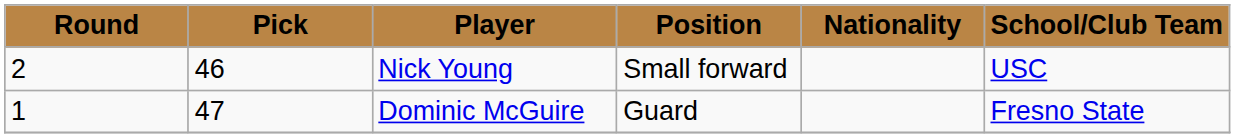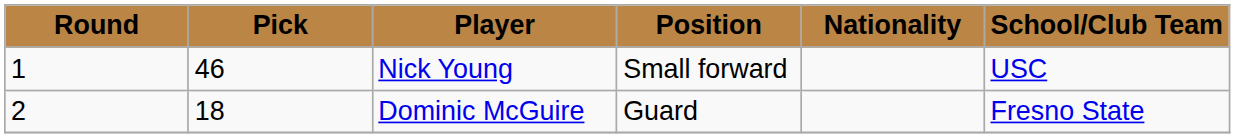(19, 68) 2 -> (19, 68) 1
(19, 111) 1 -> (19, 111) 2
(210, 111) 47 -> (210, 111) 18
